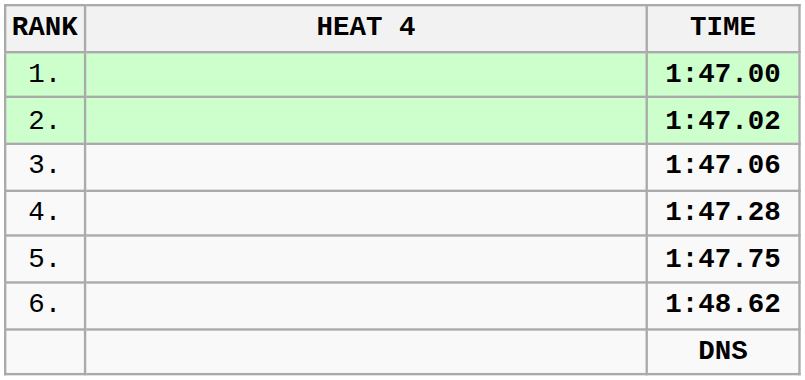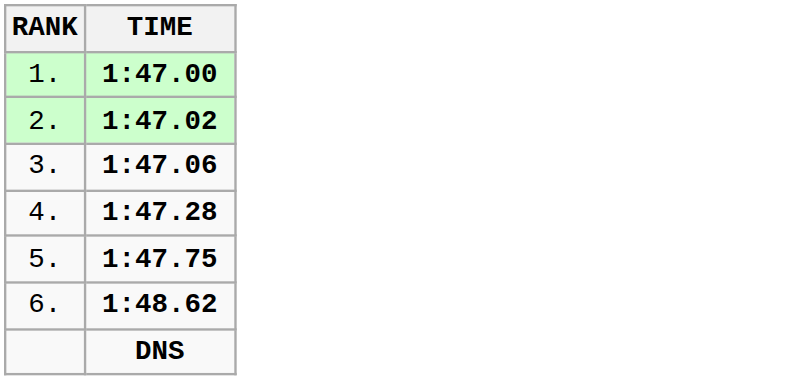- column: (366, 28)
